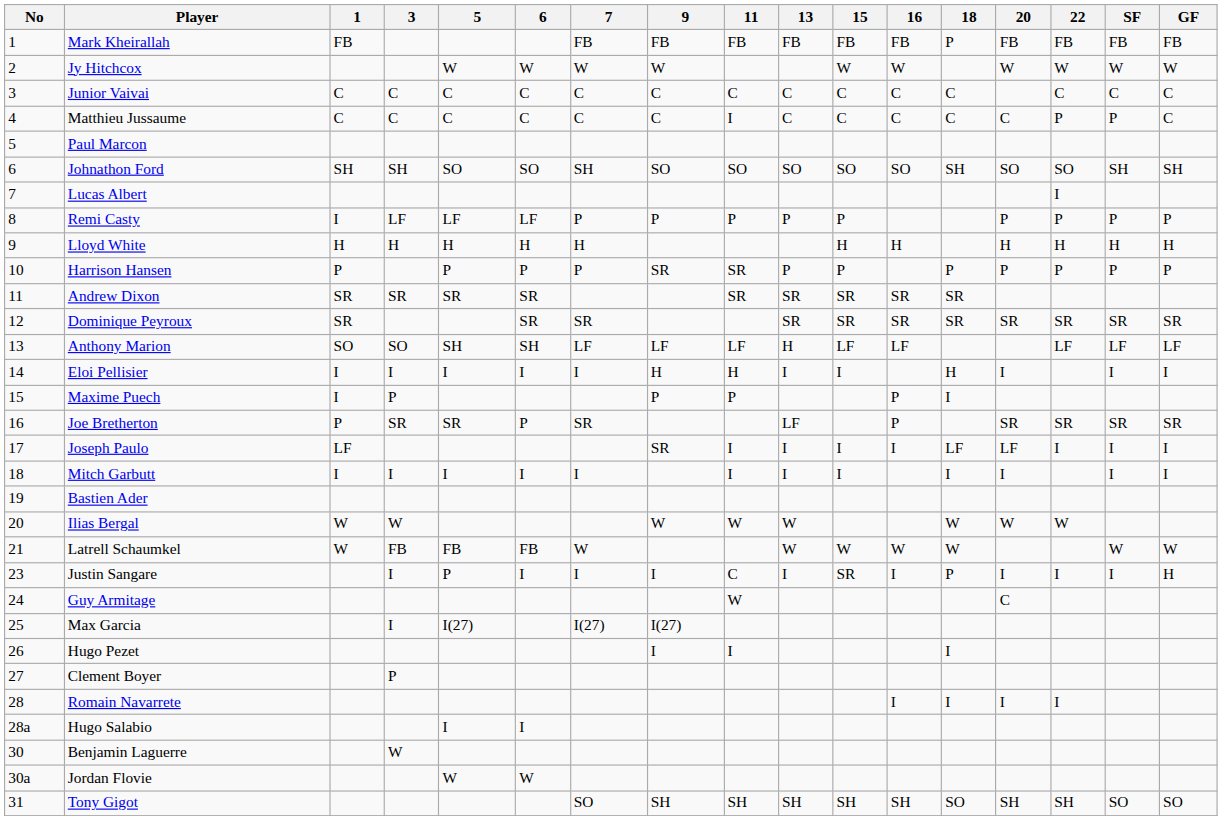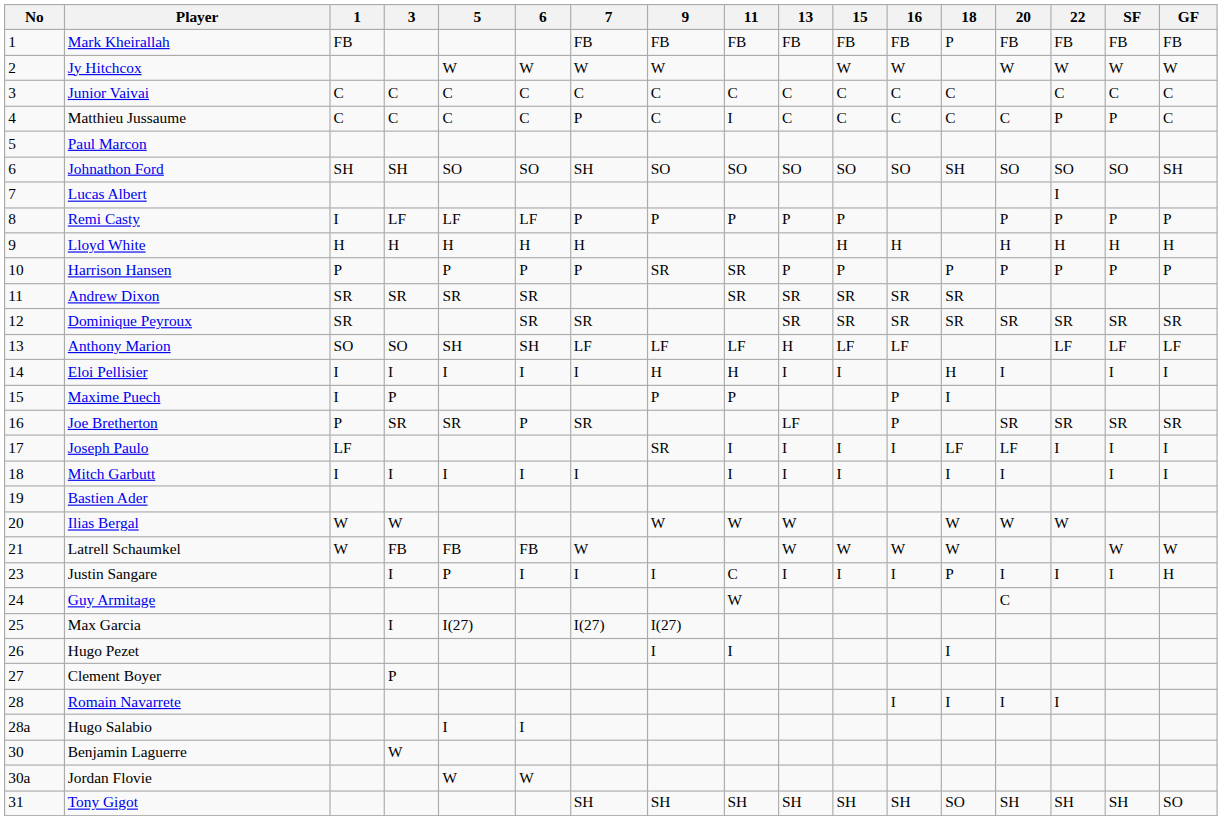(579, 118) C -> (578, 118) P
(1118, 168) SH -> (1118, 168) SO
(846, 574) SR -> (839, 574) I
(584, 802) SO -> (584, 802) SH
(1118, 802) SO -> (1118, 802) SH
